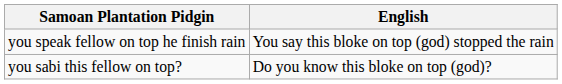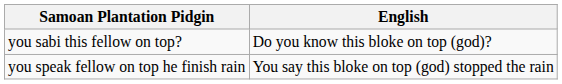rows swapped: (95, 66) <-> (127, 41)
